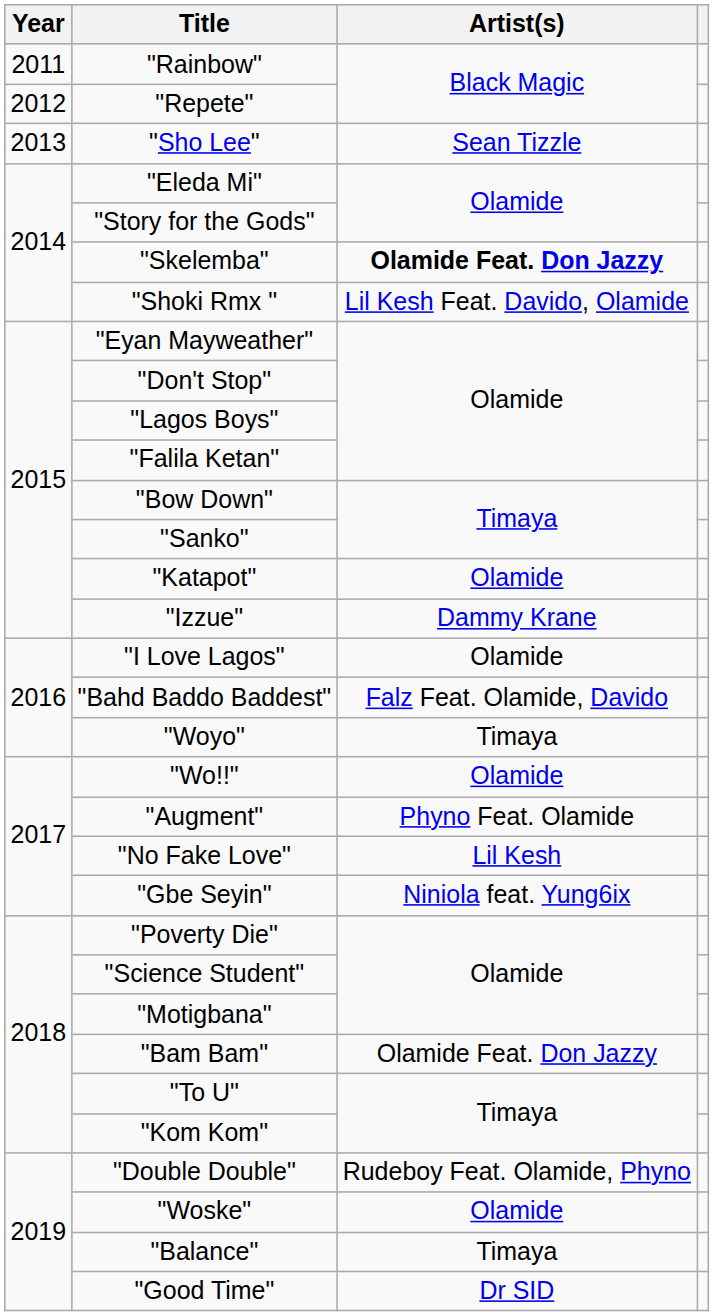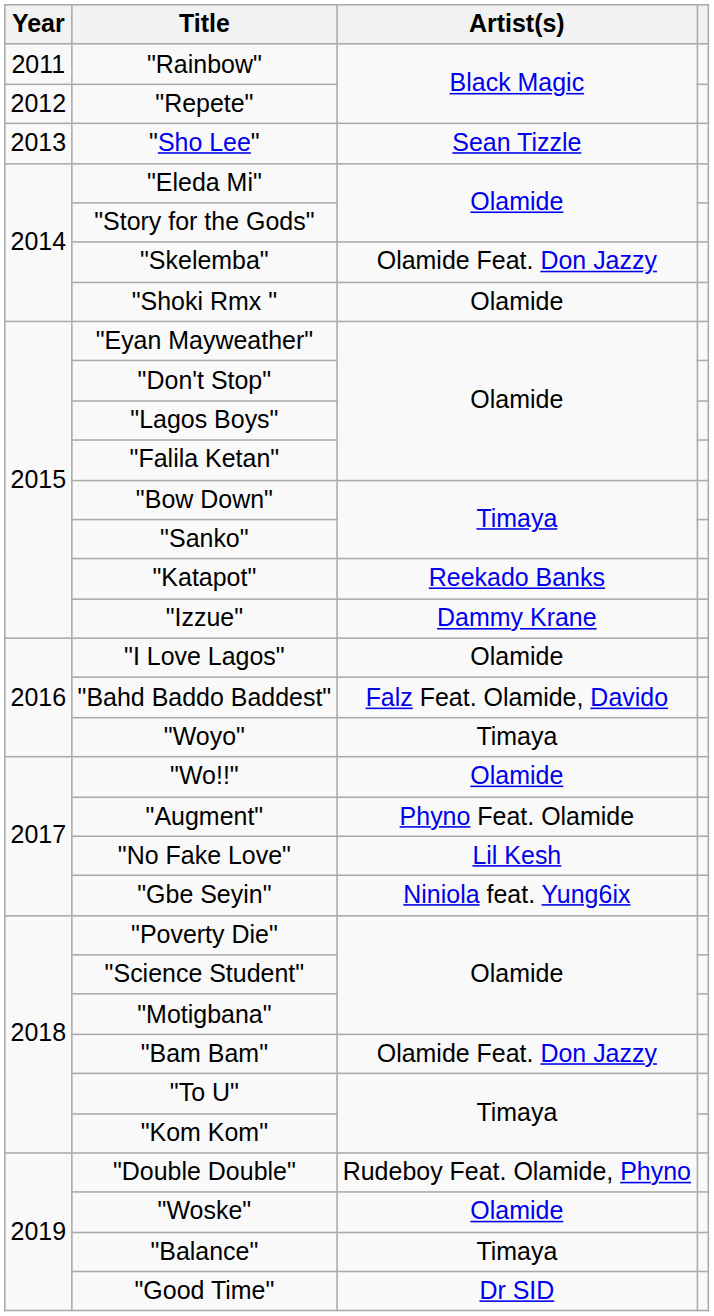(517, 261) bold -> (517, 261) normal
(517, 301) Lil Kesh Feat. Davido, Olamide -> (517, 301) Olamide
(517, 578) Olamide -> (517, 578) Reekado Banks
